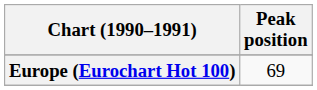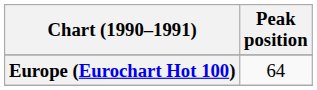(276, 70) 69 -> (276, 70) 64
